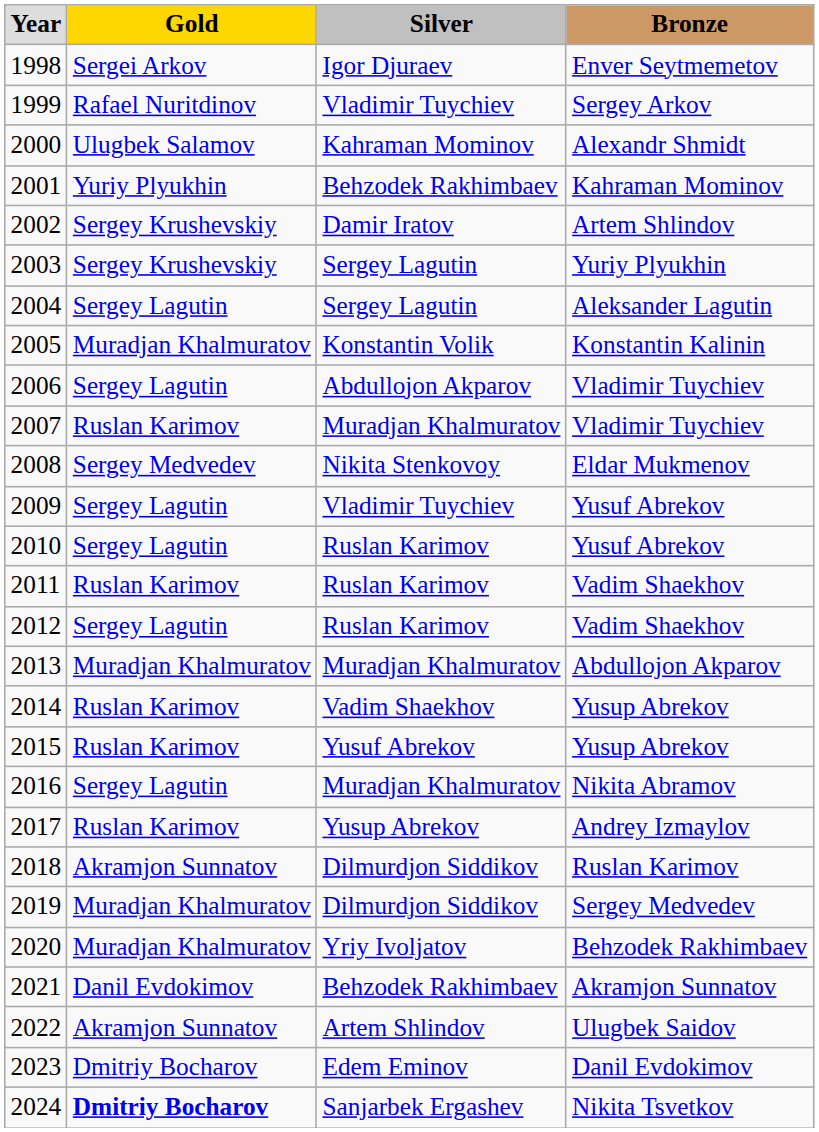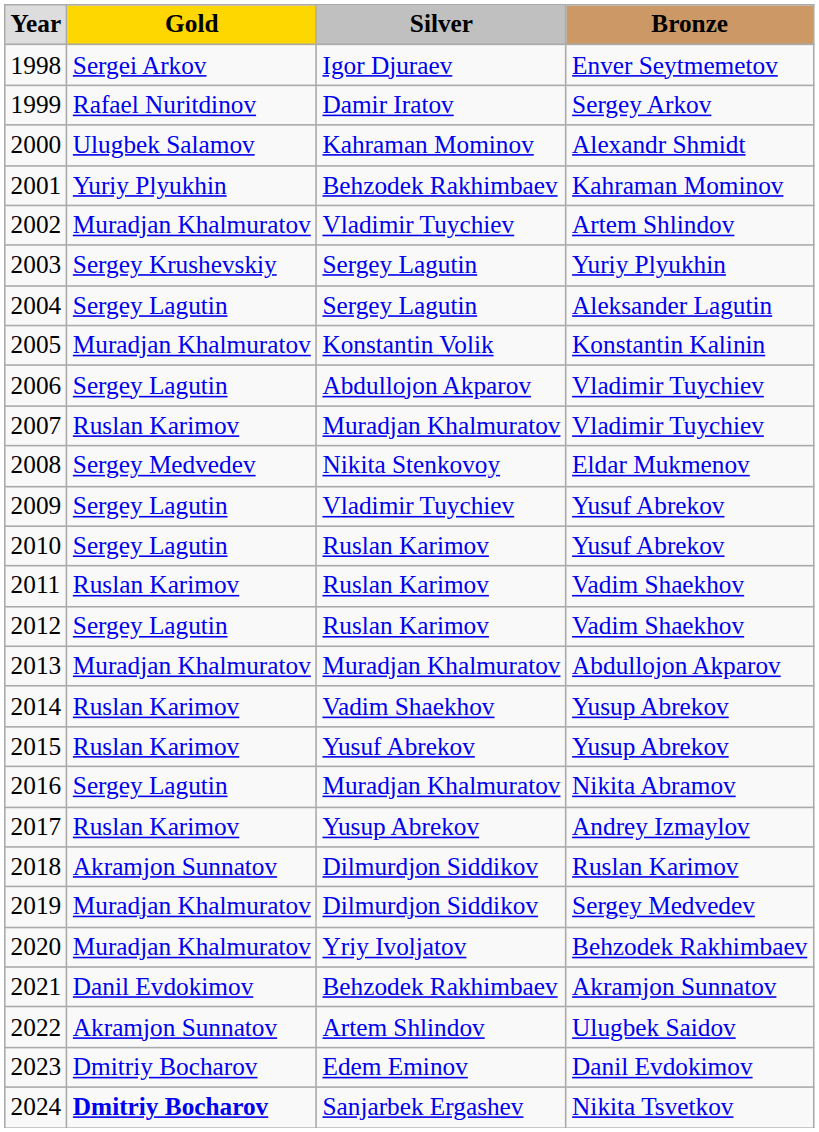(418, 104) Vladimir Tuychiev -> (388, 104) Damir Iratov
(175, 225) Sergey Krushevskiy -> (192, 225) Muradjan Khalmuratov
(388, 225) Damir Iratov -> (418, 225) Vladimir Tuychiev
